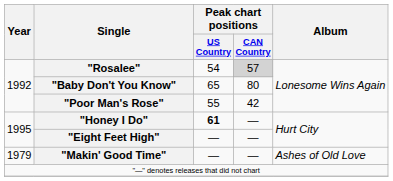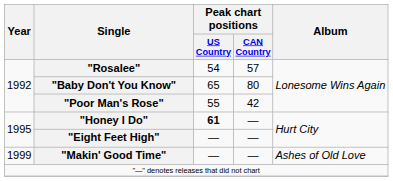(253, 68) lightgrey background -> (253, 68) no background
(19, 155) 1979 -> (19, 155) 1999
